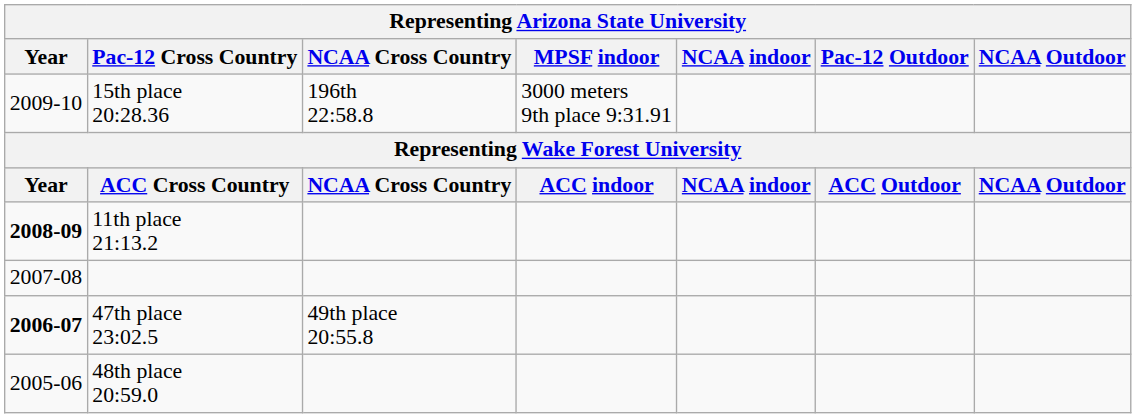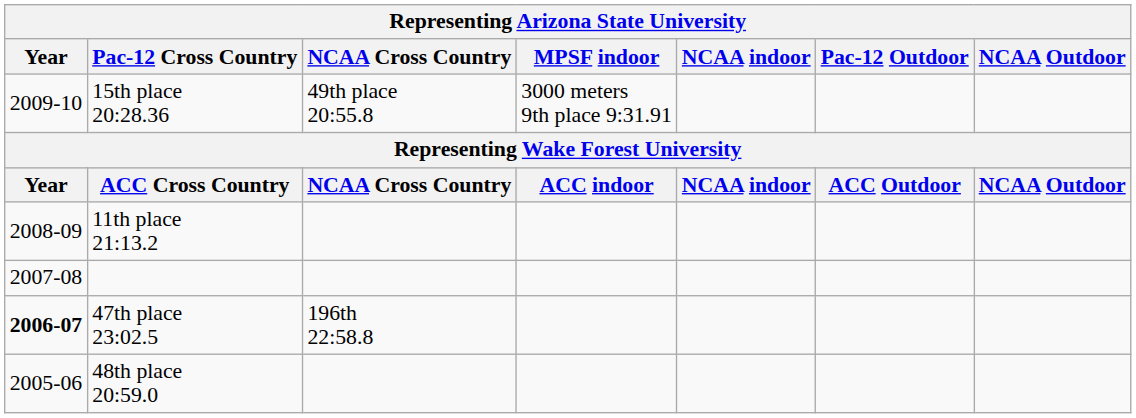(340, 103) 196th 22:58.8 -> (352, 103) 49th place 20:55.8
(46, 231) bold -> (46, 231) normal
(352, 324) 49th place 20:55.8 -> (340, 324) 196th 22:58.8
